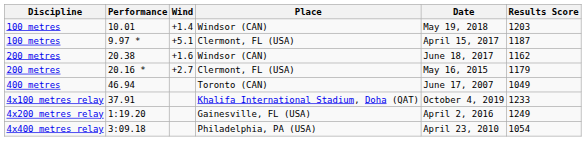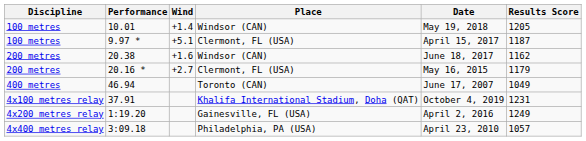(519, 26) 1203 -> (519, 26) 1205
(519, 99) 1233 -> (519, 99) 1231
(519, 129) 1054 -> (519, 129) 1057
